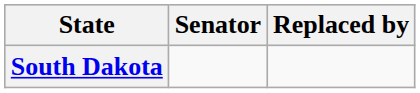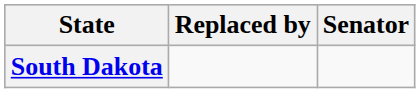columns swapped: (218, 25) <-> (341, 25)
